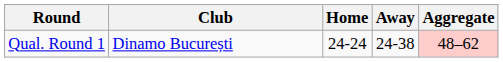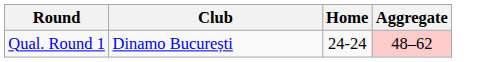- column: (395, 17)
